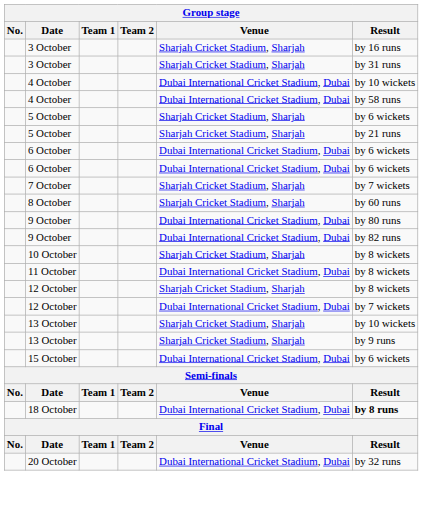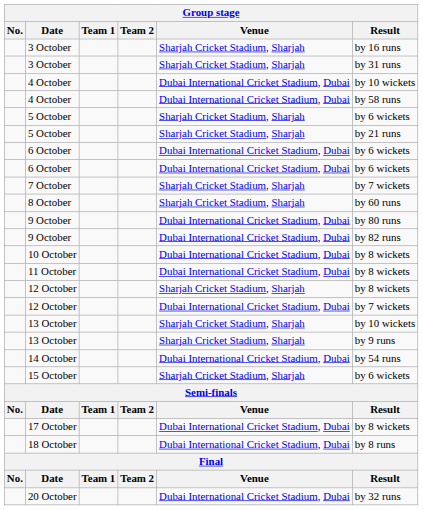(232, 254) Sharjah Cricket Stadium, Sharjah -> (254, 254) Dubai International Cricket Stadium, Dubai
+ row: (15, 358)
(254, 358) Dubai International Cricket Stadium, Dubai -> (232, 375) Sharjah Cricket Stadium, Sharjah
+ row: (15, 427)
(377, 409) bold -> (375, 444) normal
